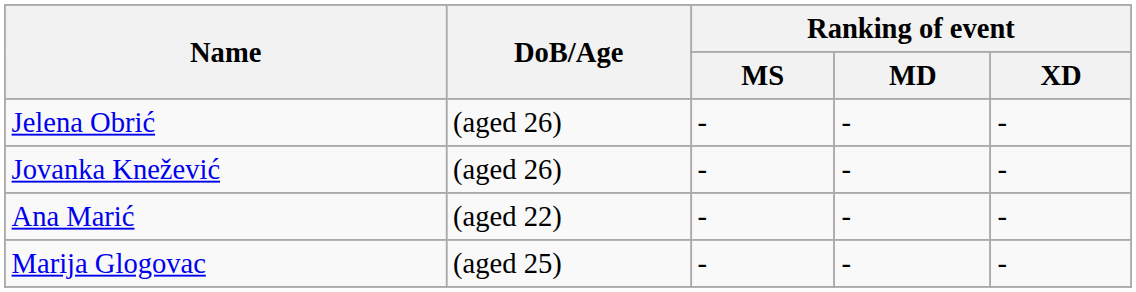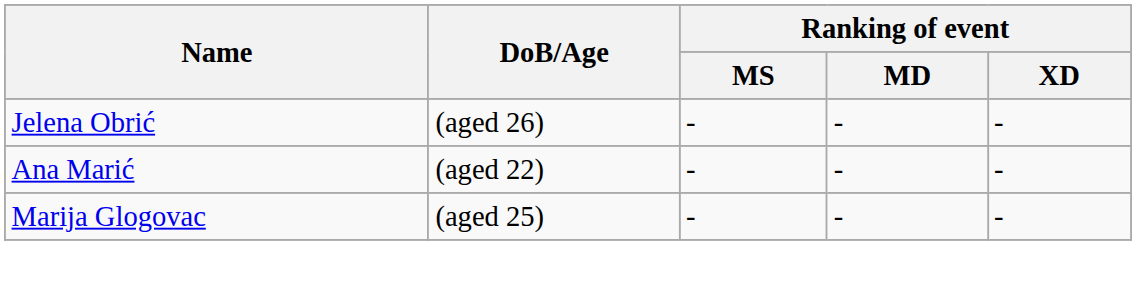- row: (116, 169)
